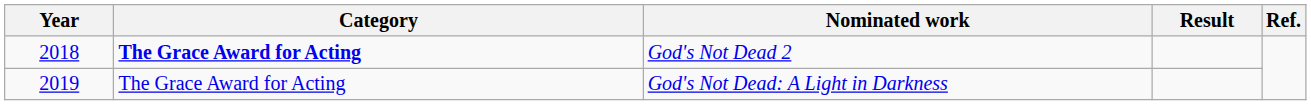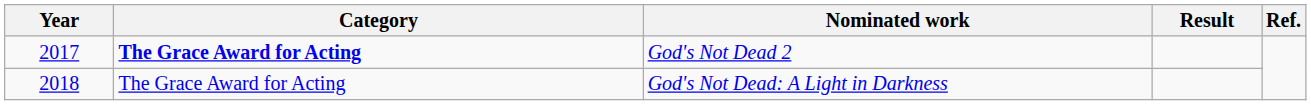(59, 52) 2018 -> (59, 52) 2017
(59, 83) 2019 -> (59, 83) 2018
